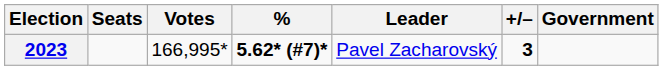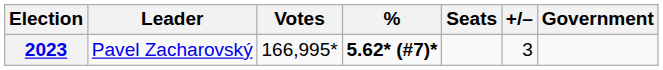columns swapped: (417, 19) <-> (117, 19)
(528, 49) bold -> (528, 49) normal
